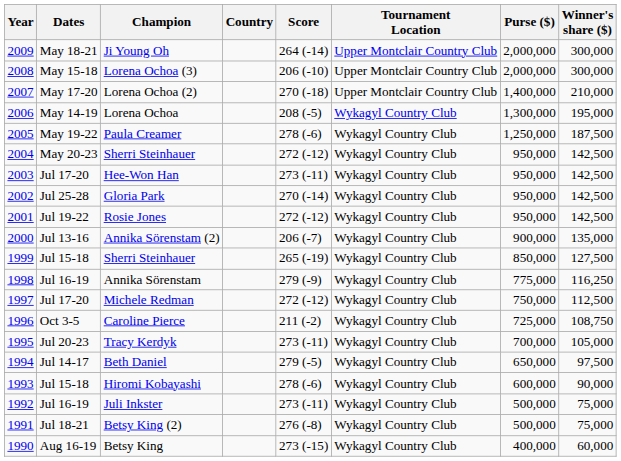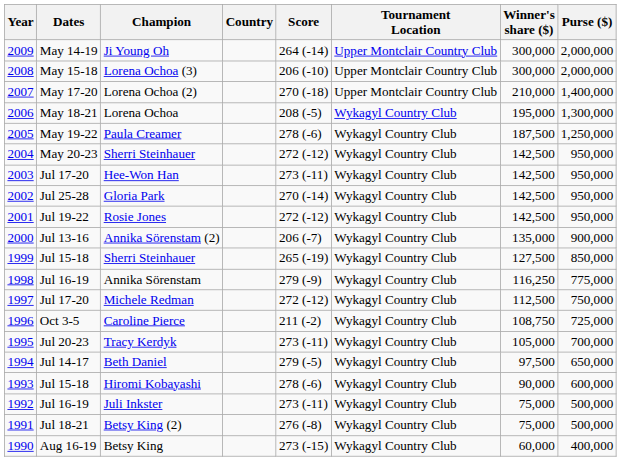columns swapped: (529, 22) <-> (588, 22)
(69, 50) May 18-21 -> (69, 50) May 14-19
(69, 112) May 14-19 -> (69, 112) May 18-21
